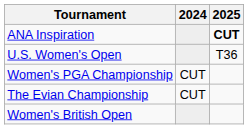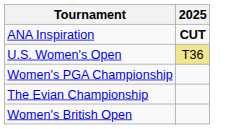- column: (193, 15)
(227, 55) no background -> (193, 55) khaki background
